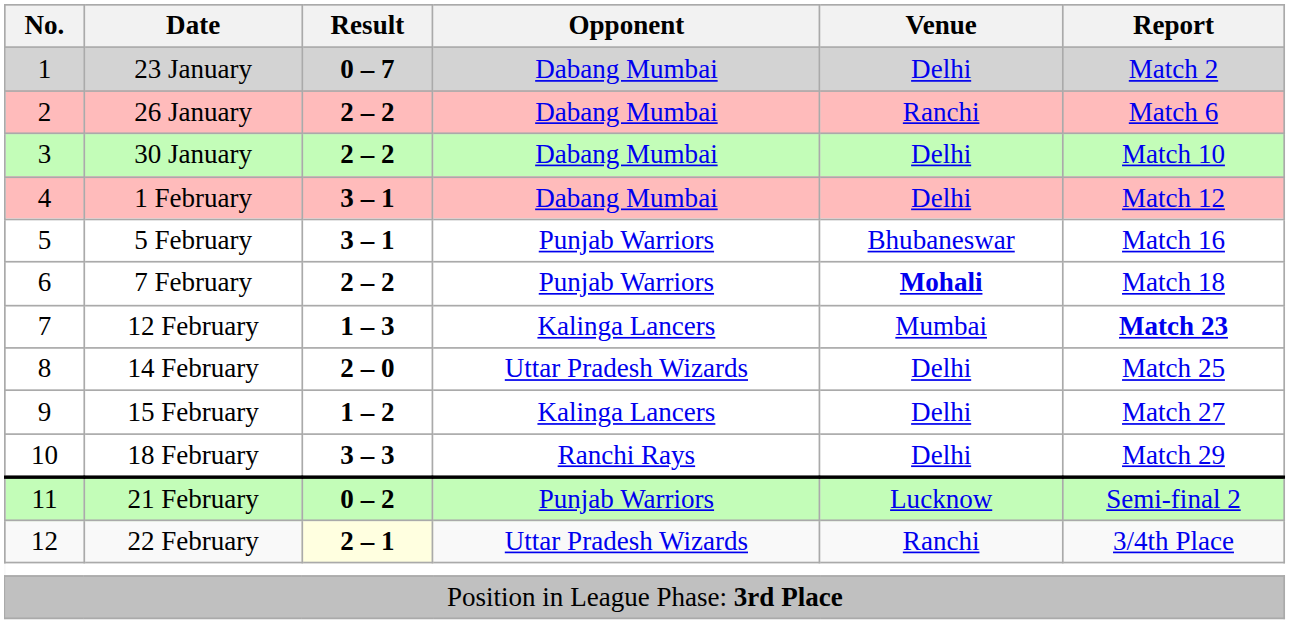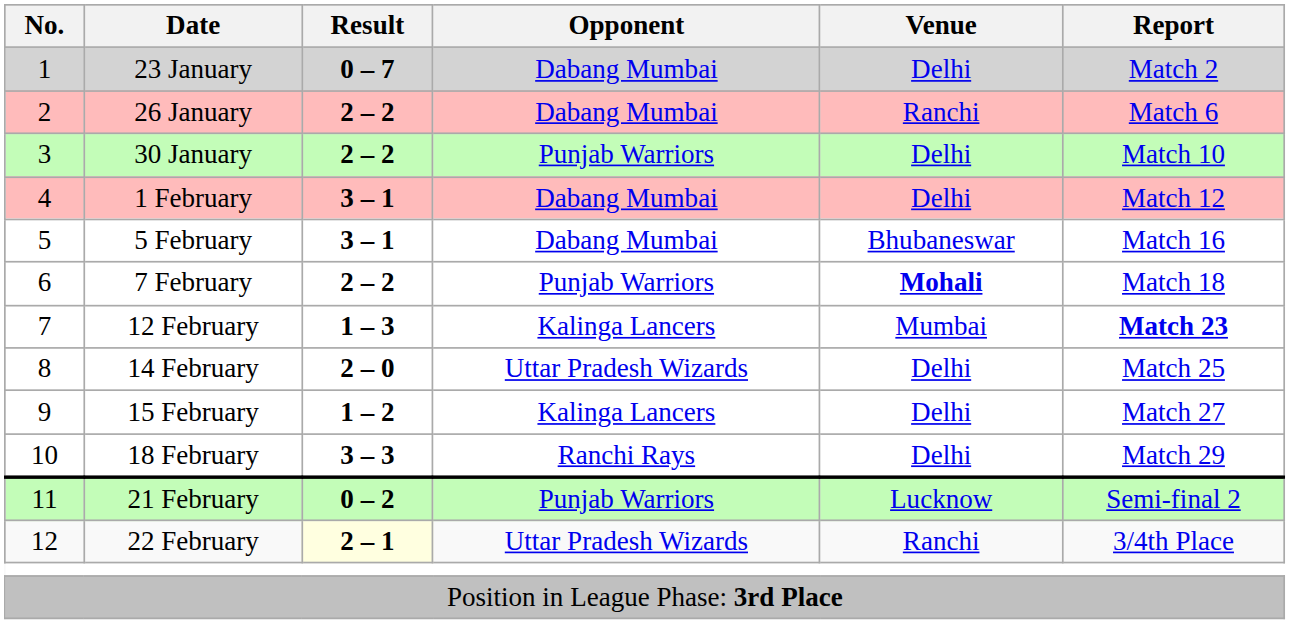(626, 154) Dabang Mumbai -> (626, 154) Punjab Warriors
(626, 240) Punjab Warriors -> (626, 240) Dabang Mumbai
